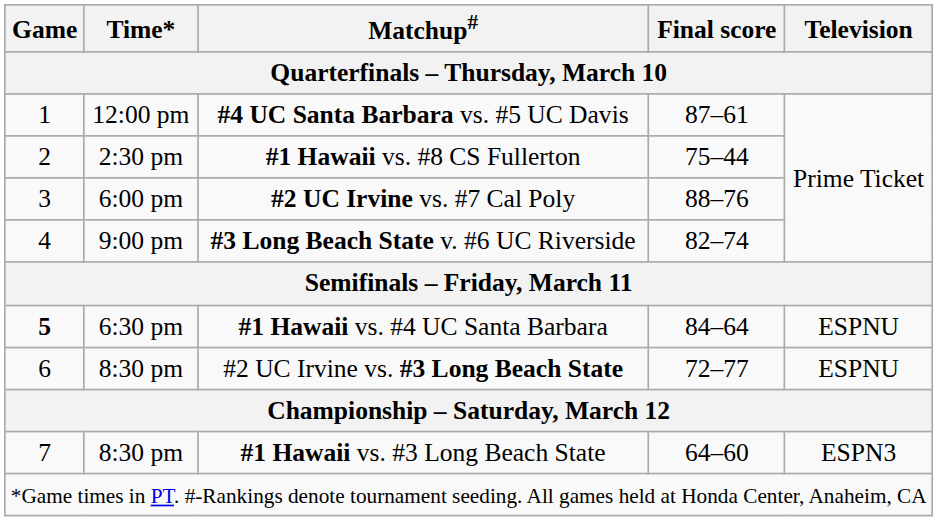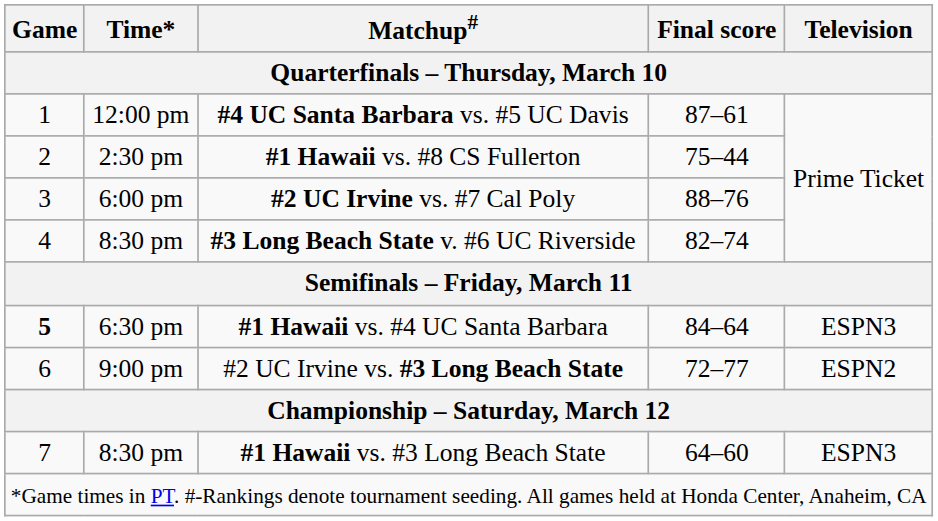(141, 241) 9:00 pm -> (141, 241) 8:30 pm
(859, 325) ESPNU -> (859, 325) ESPN3
(141, 367) 8:30 pm -> (141, 367) 9:00 pm
(859, 367) ESPNU -> (859, 367) ESPN2
